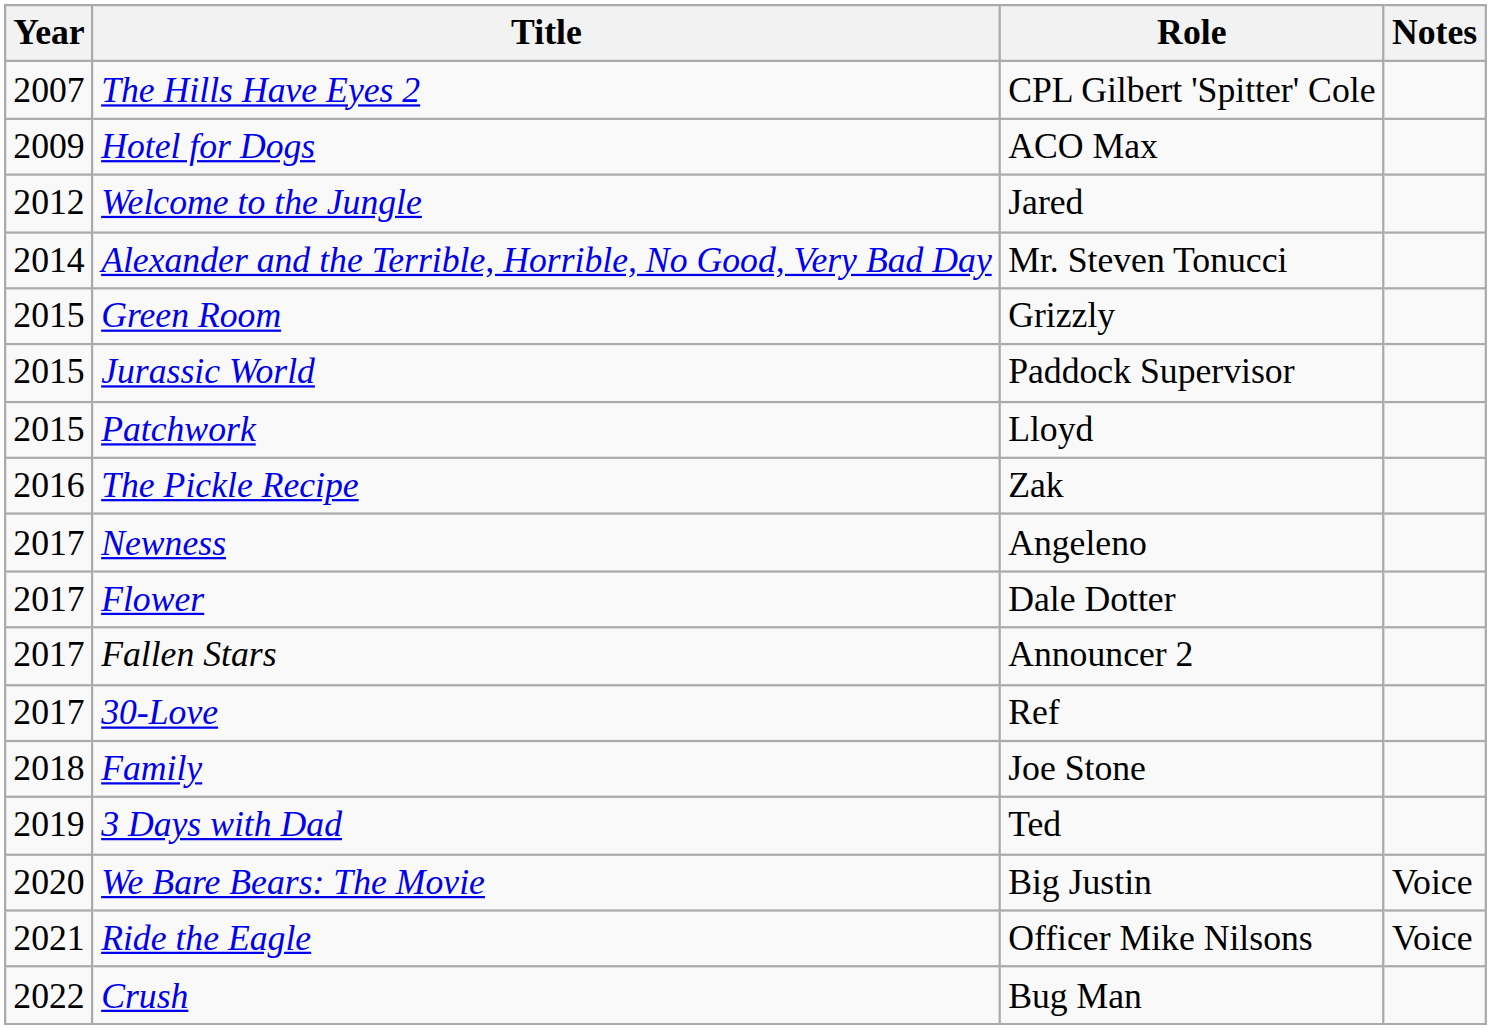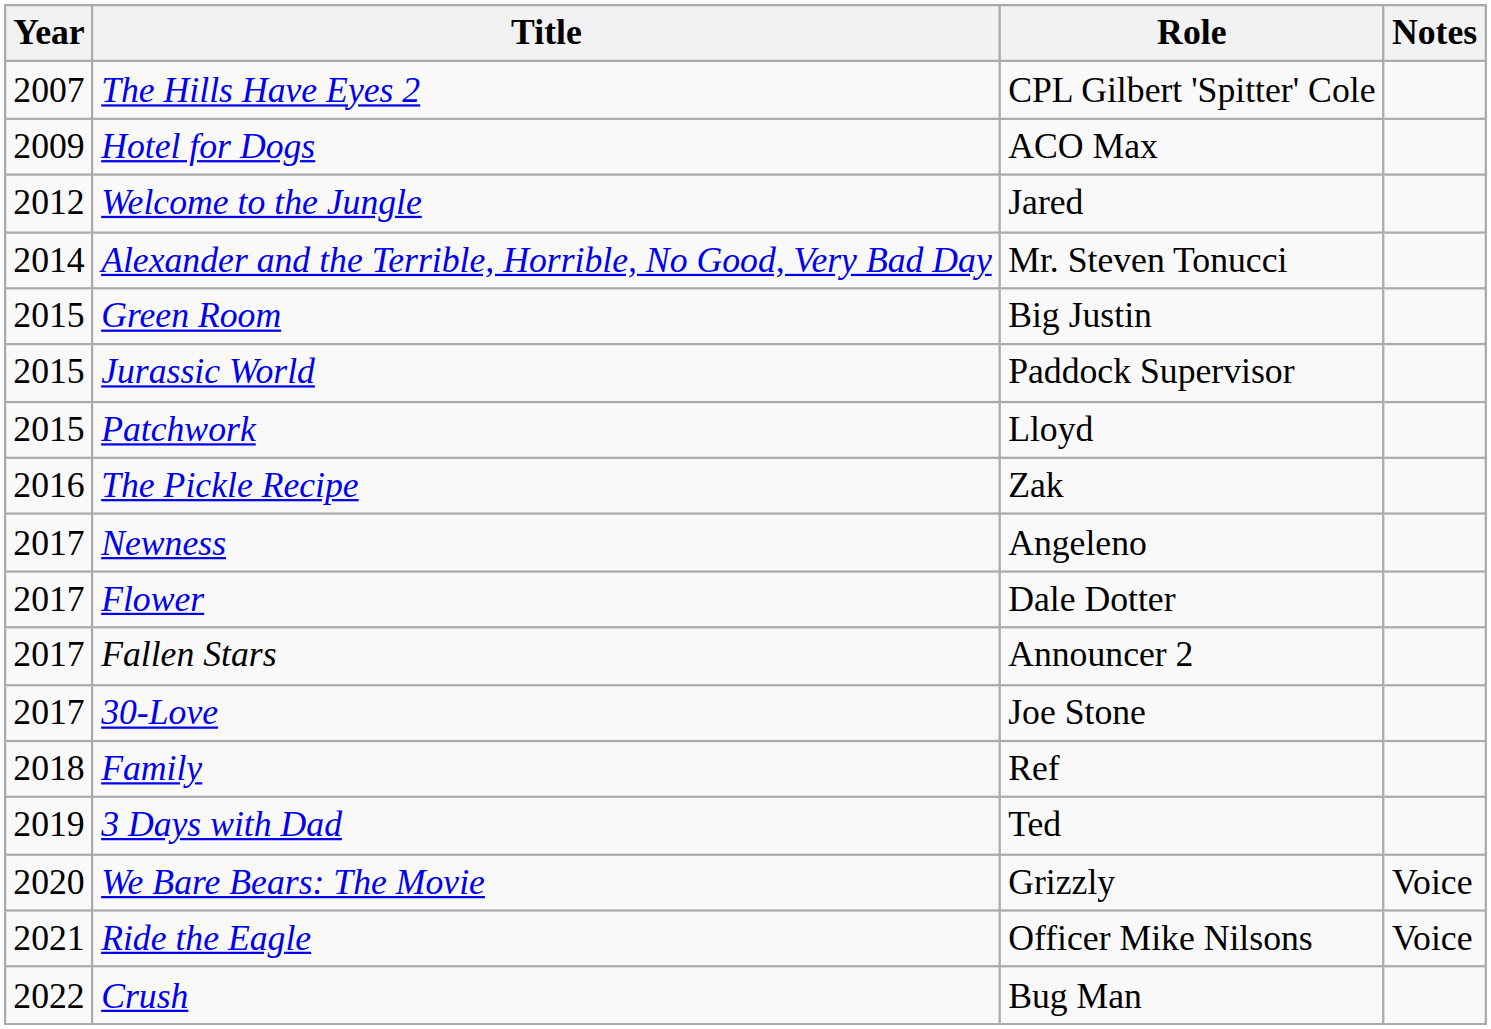(1062, 315) Grizzly -> (1080, 315) Big Justin
(1034, 711) Ref -> (1077, 711) Joe Stone
(1077, 768) Joe Stone -> (1034, 768) Ref
(1080, 881) Big Justin -> (1062, 881) Grizzly
